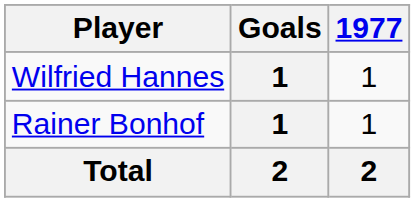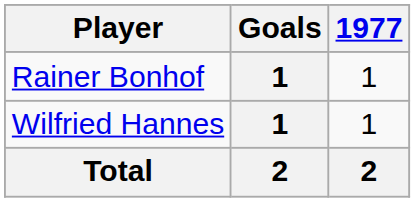rows swapped: (108, 123) <-> (118, 76)
